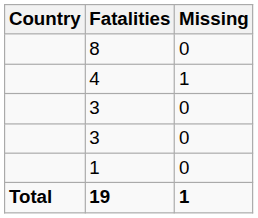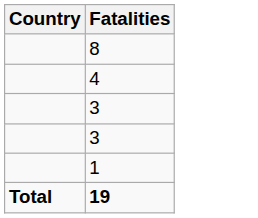- column: (214, 19)
